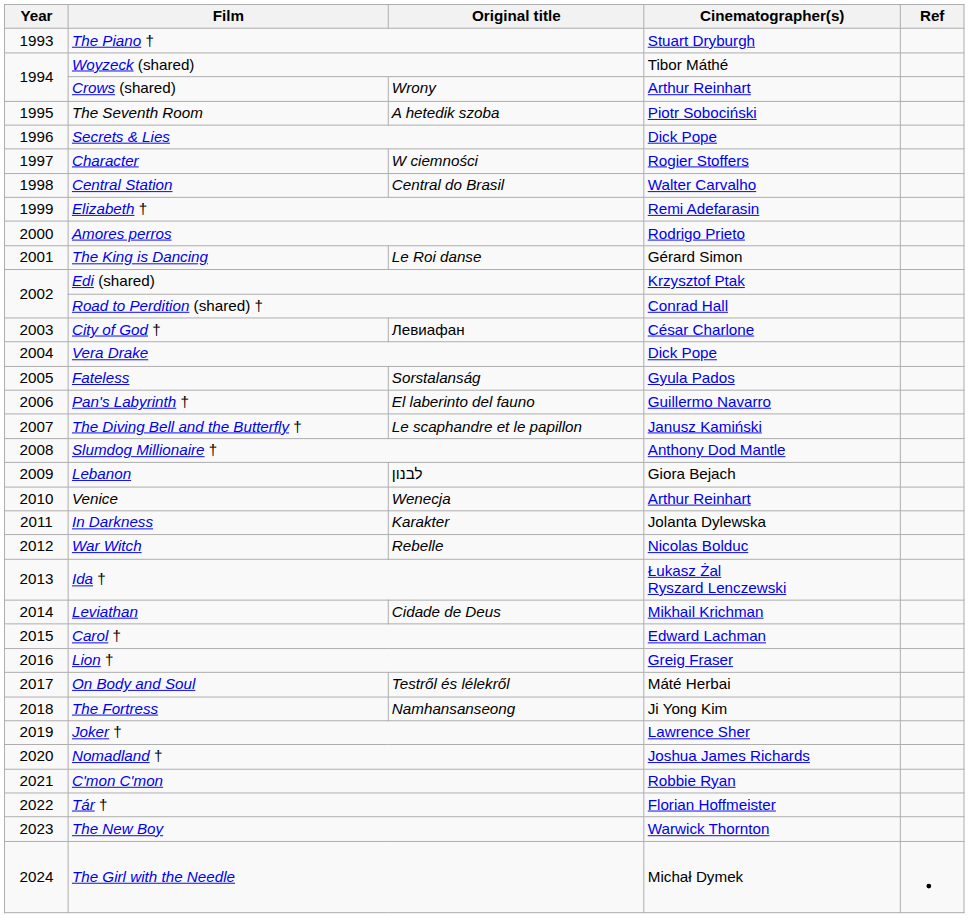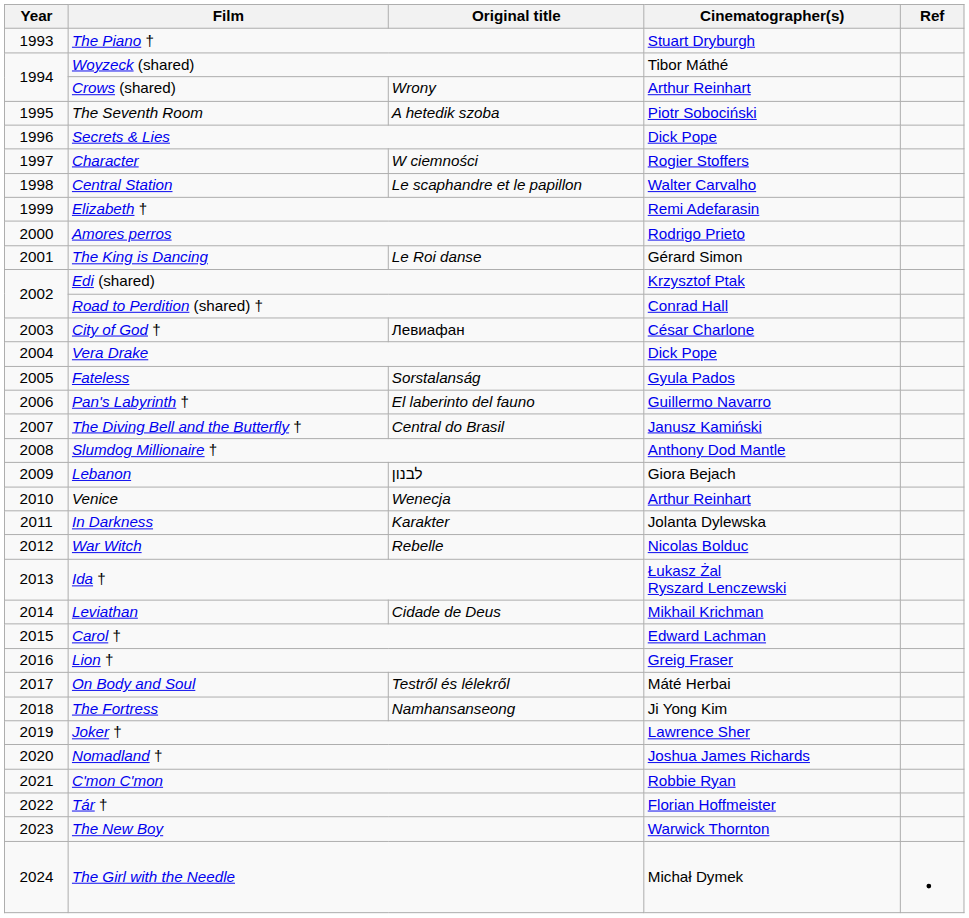(448, 185) Central do Brasil -> (487, 185) Le scaphandre et le papillon
(487, 426) Le scaphandre et le papillon -> (448, 426) Central do Brasil
